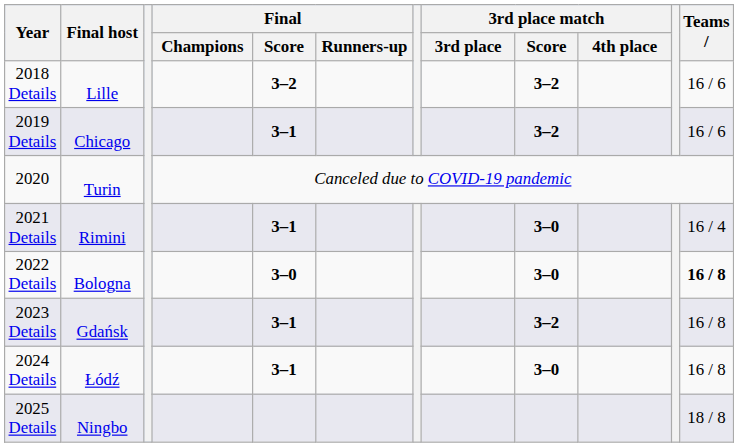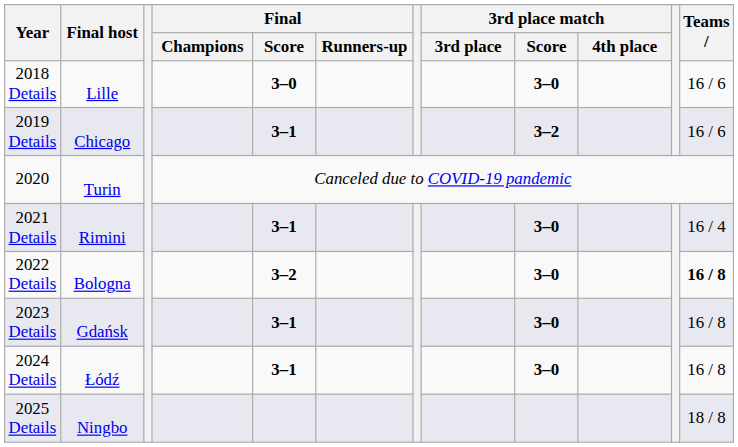(284, 84) 3–2 -> (284, 84) 3–0
(546, 84) 3–2 -> (546, 84) 3–0
(284, 275) 3–0 -> (284, 275) 3–2
(546, 322) 3–2 -> (546, 322) 3–0
